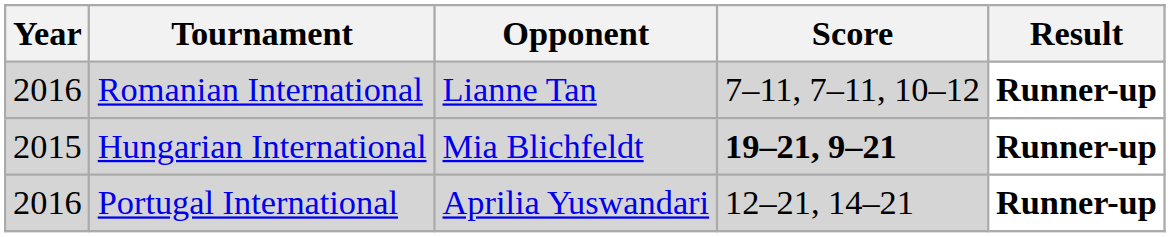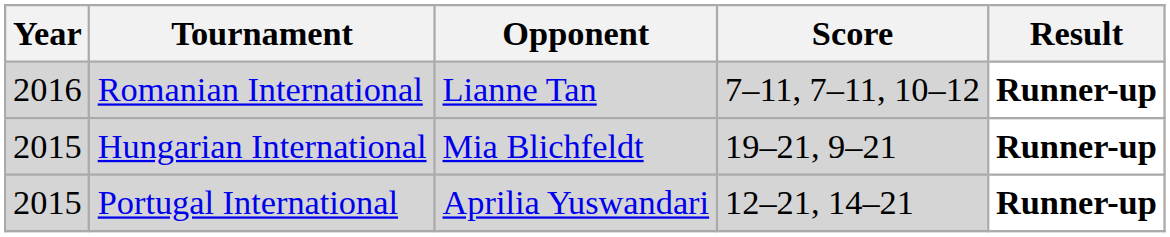(811, 146) bold -> (811, 146) normal
(47, 202) 2016 -> (47, 202) 2015
